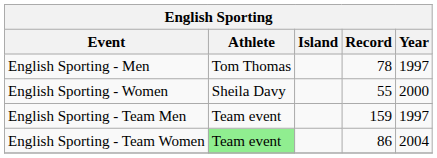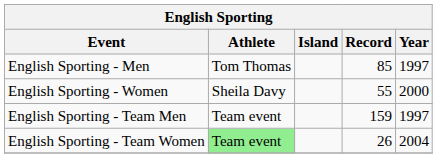(384, 66) 78 -> (384, 66) 85
(384, 141) 86 -> (384, 141) 26
